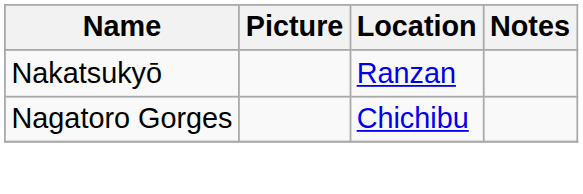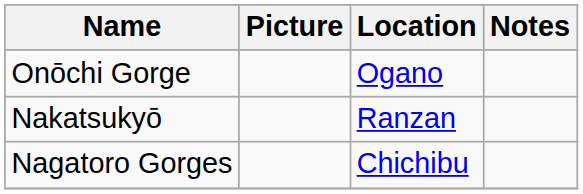+ row: (101, 73)
